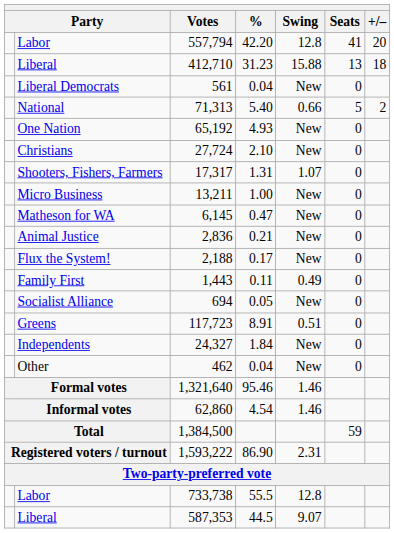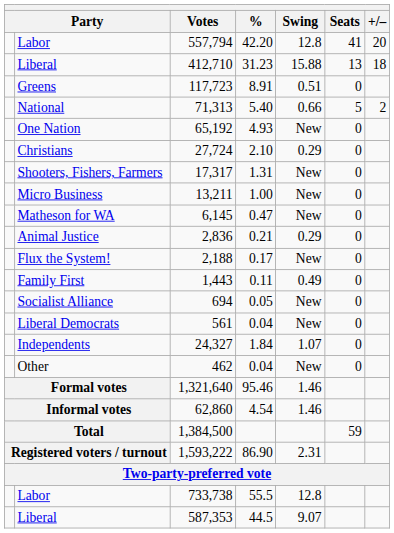rows swapped: (37, 323) <-> (68, 86)
(309, 150) New -> (310, 150) 0.29
(310, 172) 1.07 -> (309, 172) New
(309, 237) New -> (310, 237) 0.29
(309, 345) New -> (310, 345) 1.07
